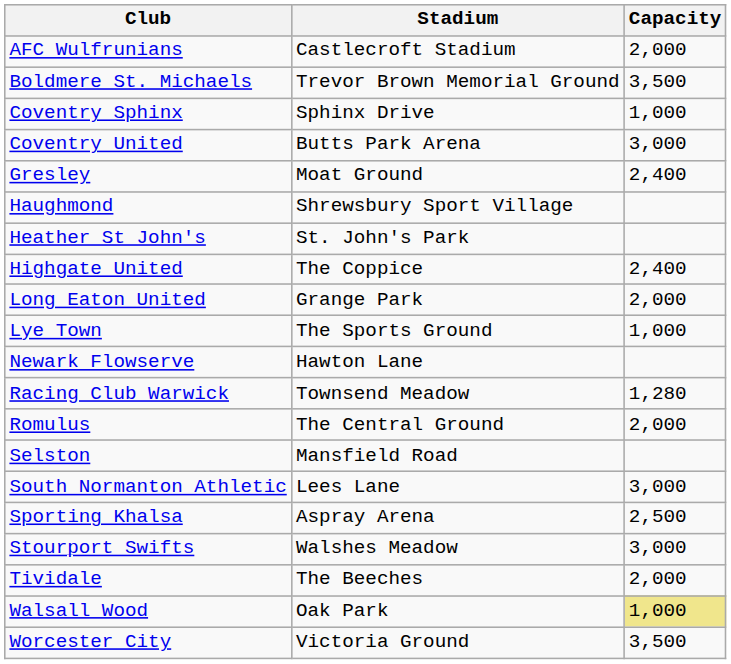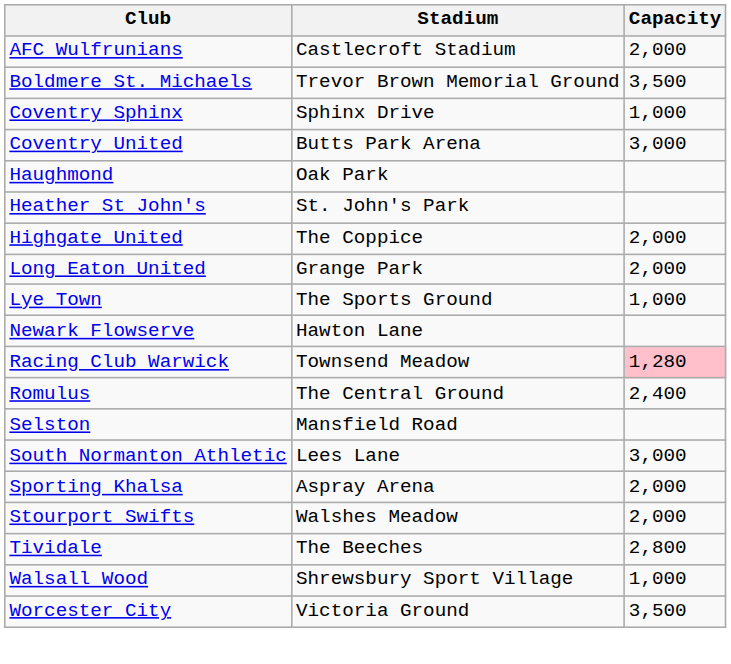- row: (50, 176)
(435, 207) Shrewsbury Sport Village -> (342, 176) Oak Park
(658, 269) 2,400 -> (658, 238) 2,000
(658, 394) no background -> (658, 363) pink background
(658, 425) 2,000 -> (658, 394) 2,400
(658, 518) 2,500 -> (658, 487) 2,000
(658, 549) 3,000 -> (658, 518) 2,000
(658, 581) 2,000 -> (658, 549) 2,800
(342, 612) Oak Park -> (435, 581) Shrewsbury Sport Village
(658, 612) khaki background -> (658, 581) no background
